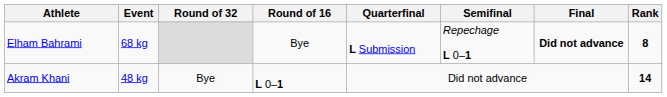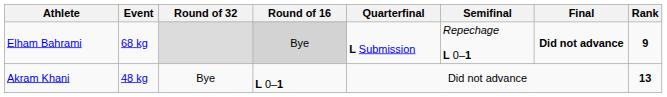(300, 43) no background -> (300, 43) lightgrey background
(645, 43) 8 -> (645, 43) 9
(645, 78) 14 -> (645, 78) 13
